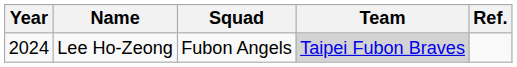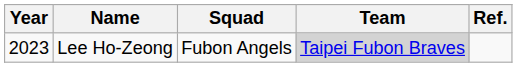(29, 47) 2024 -> (29, 47) 2023
